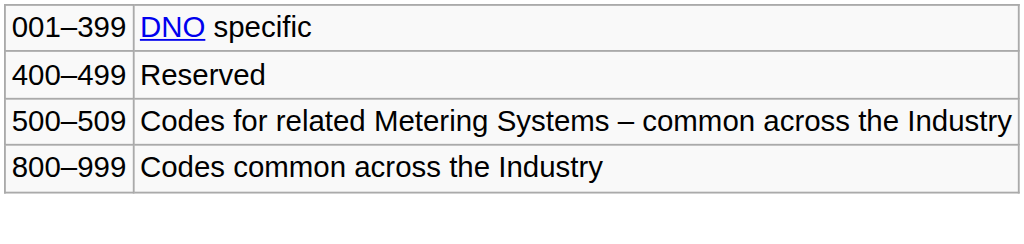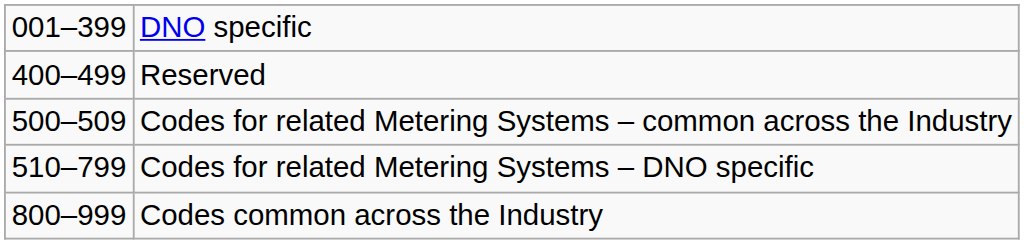+ row: (477, 167)
